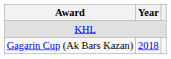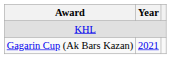(148, 45) 2018 -> (148, 45) 2021
